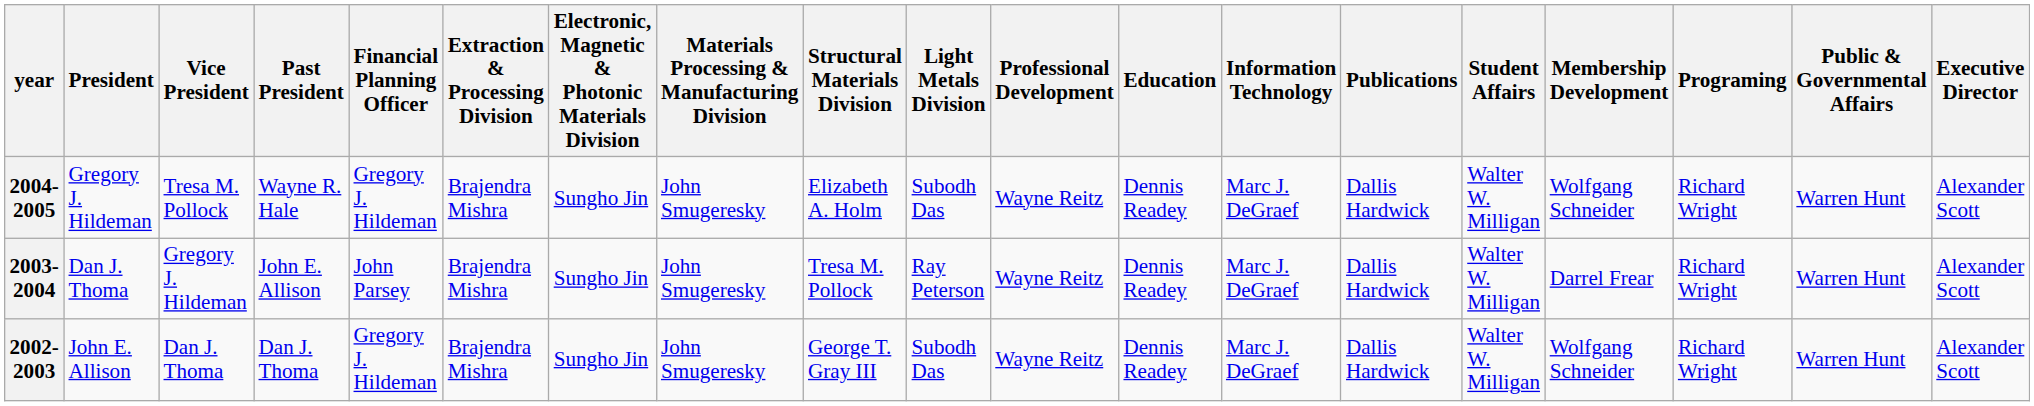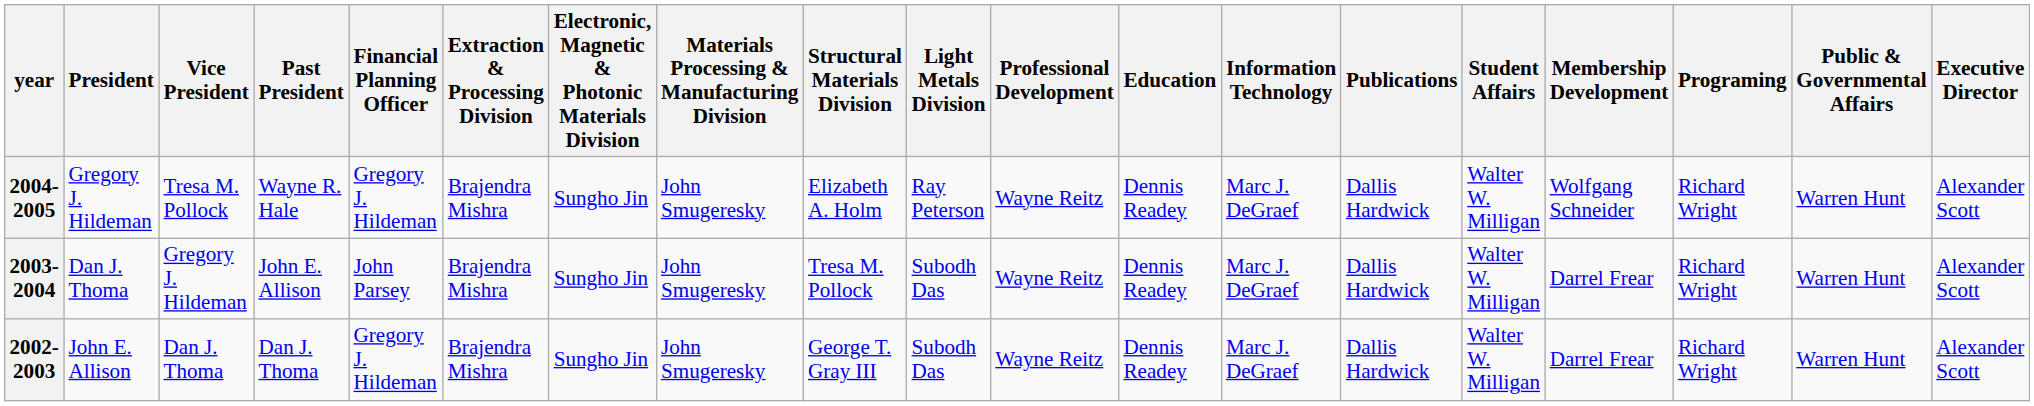(944, 197) Subodh Das -> (948, 197) Ray Peterson
(948, 278) Ray Peterson -> (944, 278) Subodh Das
(1592, 359) Wolfgang Schneider -> (1602, 359) Darrel Frear
